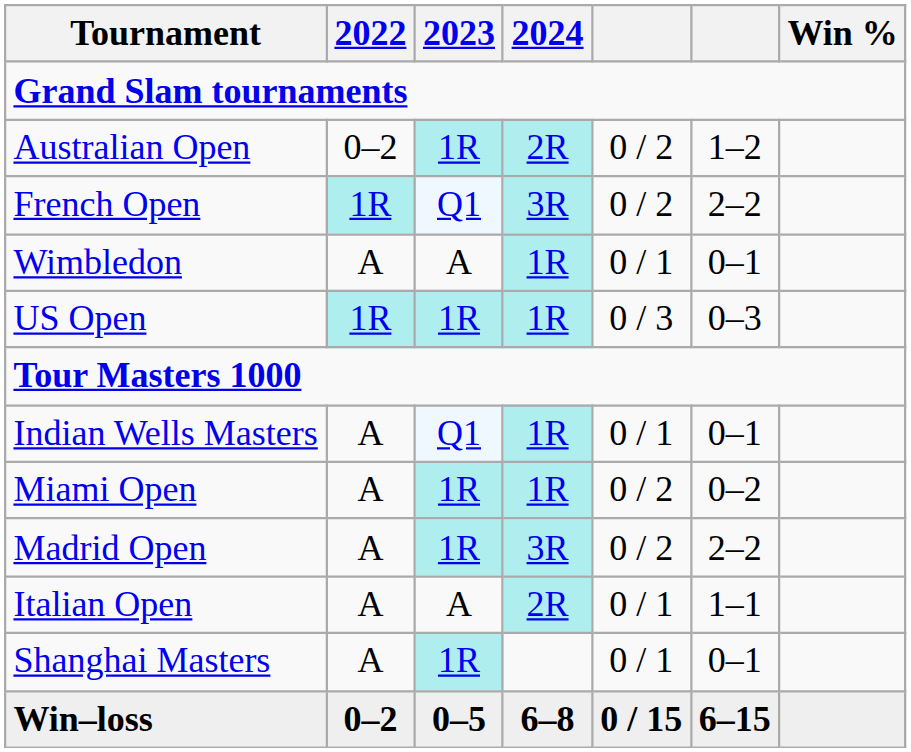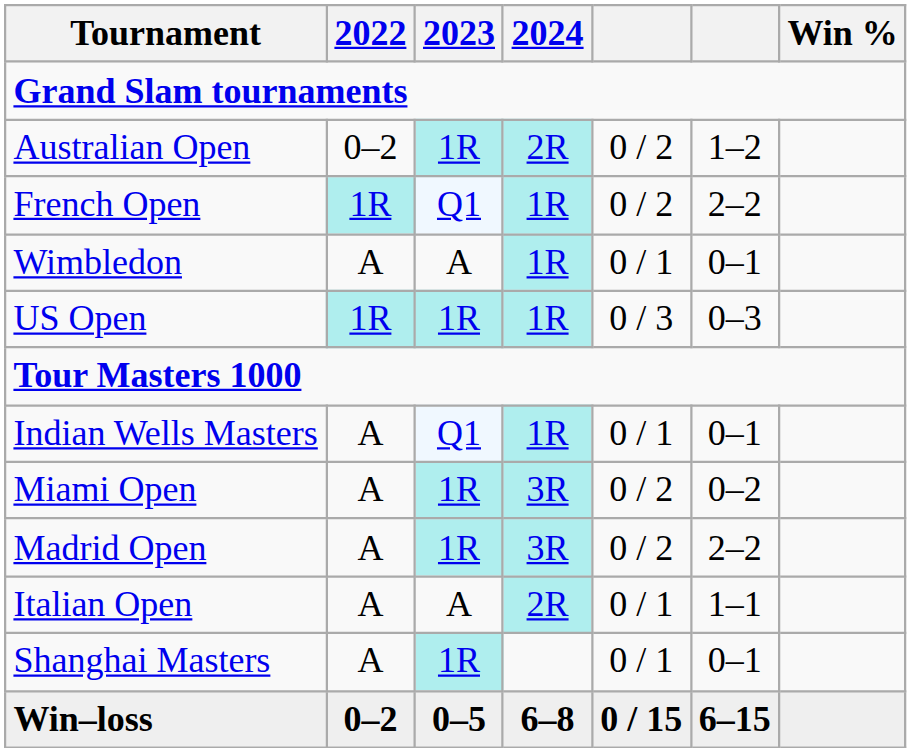(548, 204) 3R -> (548, 204) 1R
(548, 489) 1R -> (548, 489) 3R
